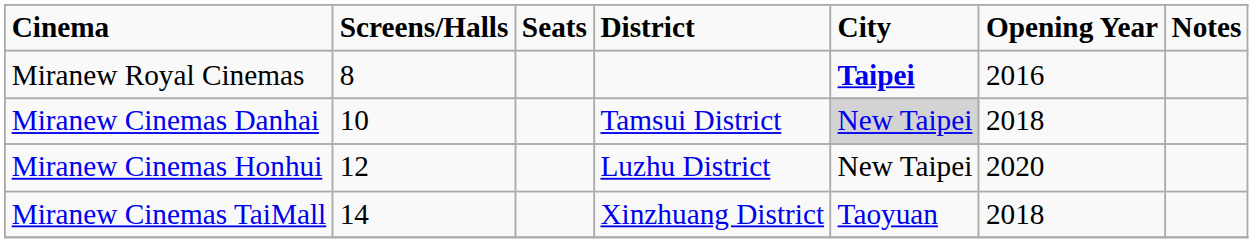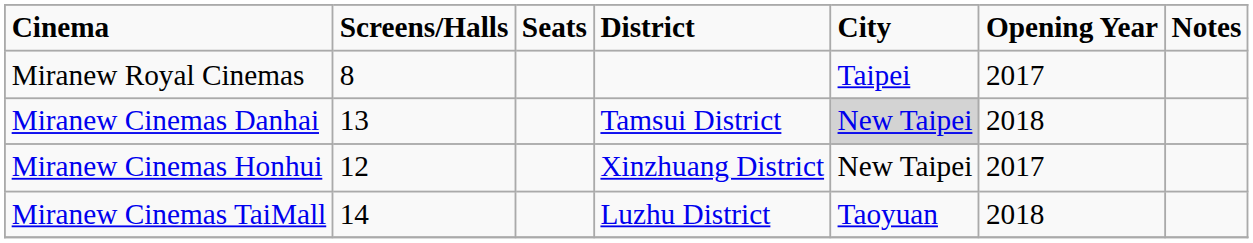(876, 74) bold -> (874, 74) normal
(1015, 74) 2016 -> (1015, 74) 2017
(354, 120) 10 -> (354, 120) 13
(685, 167) Luzhu District -> (712, 167) Xinzhuang District
(1015, 167) 2020 -> (1015, 167) 2017
(712, 213) Xinzhuang District -> (685, 213) Luzhu District
